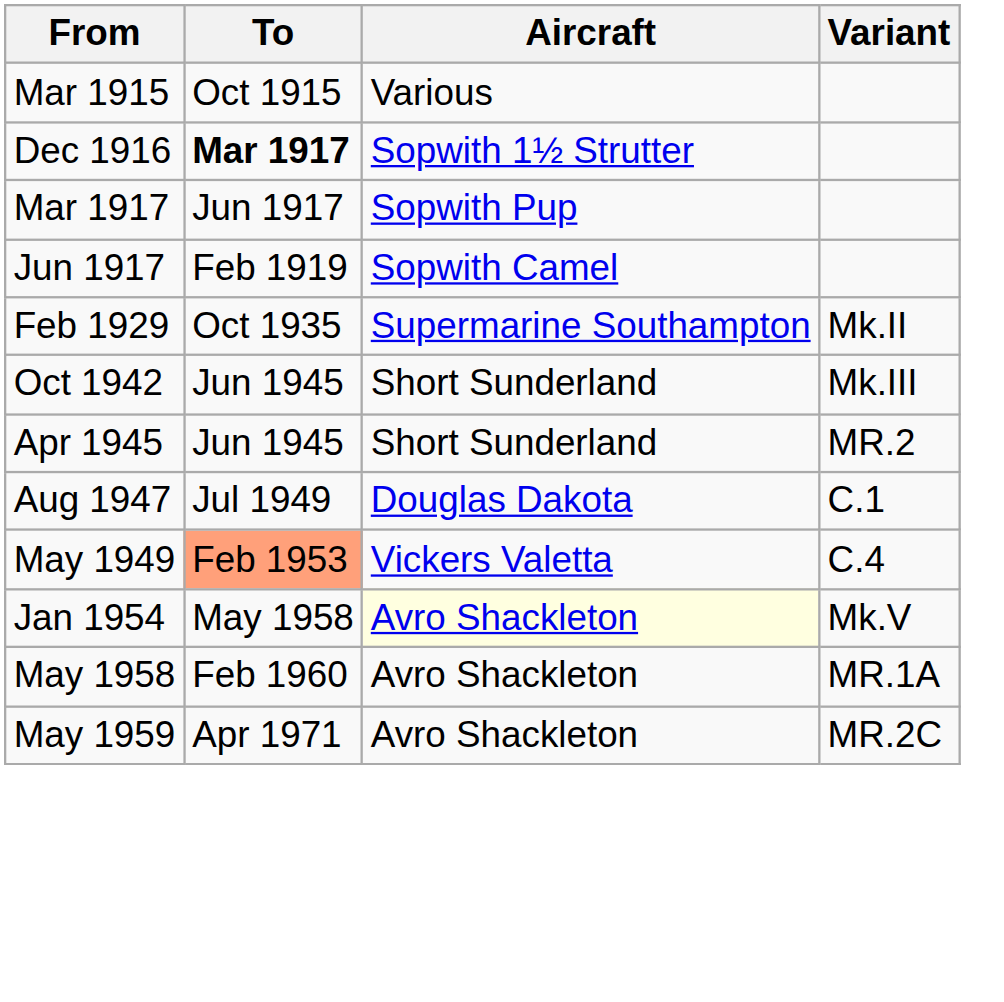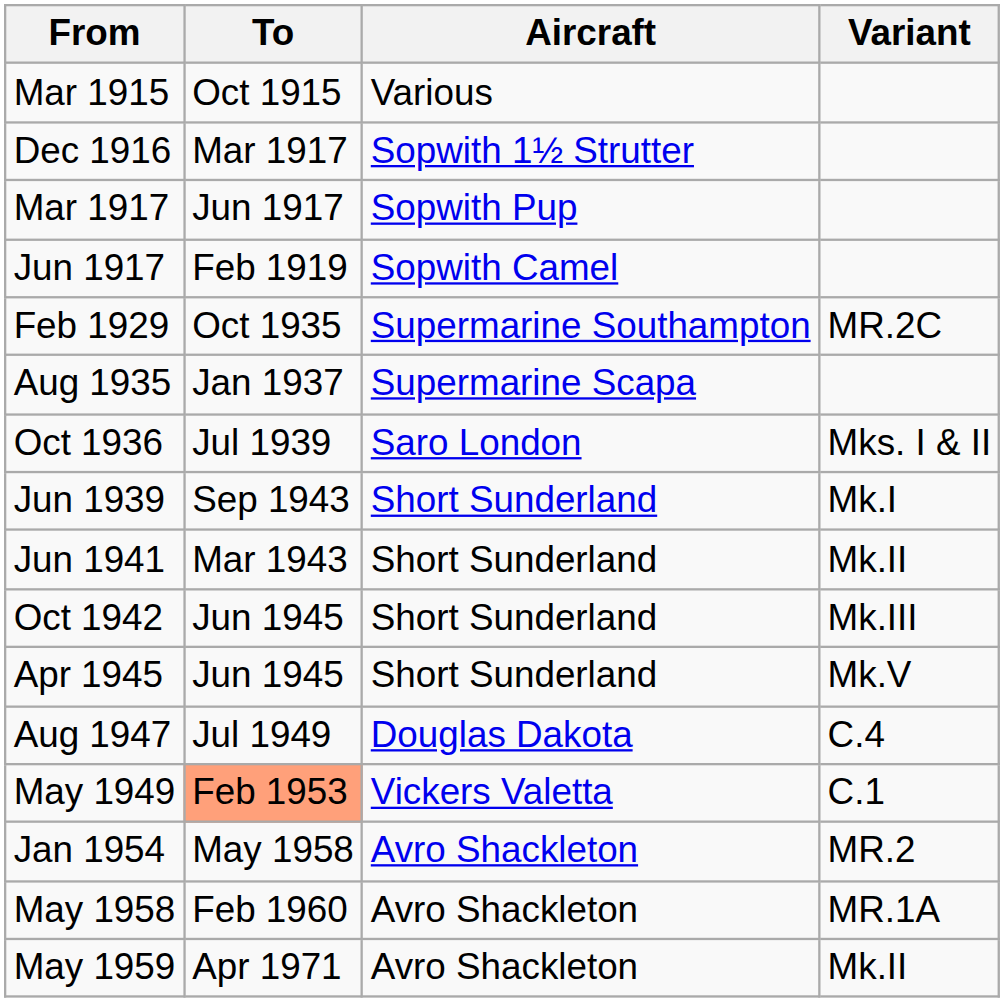(271, 150) bold -> (270, 150) normal
(867, 325) Mk.II -> (885, 325) MR.2C
+ row: (92, 383)
+ row: (88, 442)
+ row: (89, 500)
+ row: (89, 558)
(872, 442) MR.2 -> (870, 675) Mk.V
(856, 500) C.1 -> (856, 734) C.4
(856, 558) C.4 -> (856, 792) C.1
(504, 617) lightyellow background -> (504, 850) no background
(870, 617) Mk.V -> (872, 850) MR.2
(885, 734) MR.2C -> (867, 967) Mk.II
